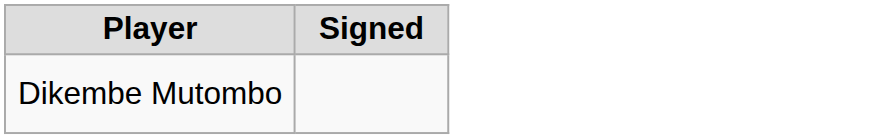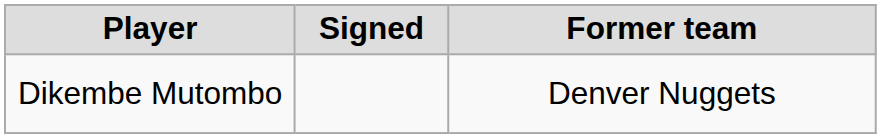+ column: (662, 29)
